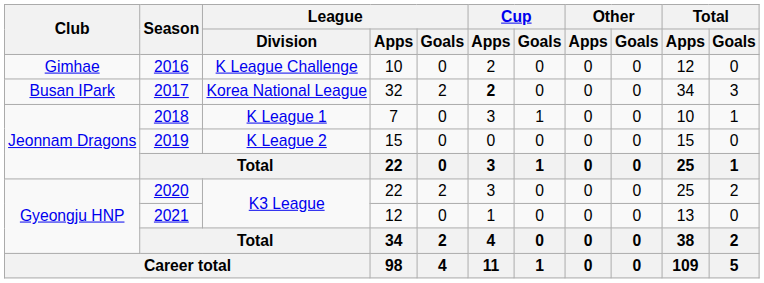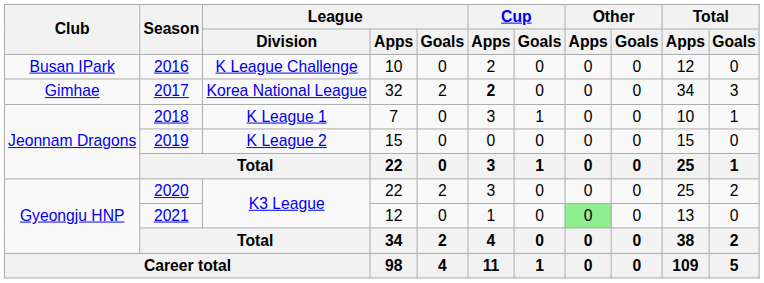(72, 66) Gimhae -> (72, 66) Busan IPark
(72, 91) Busan IPark -> (72, 91) Gimhae
(588, 215) no background -> (588, 215) lightgreen background
